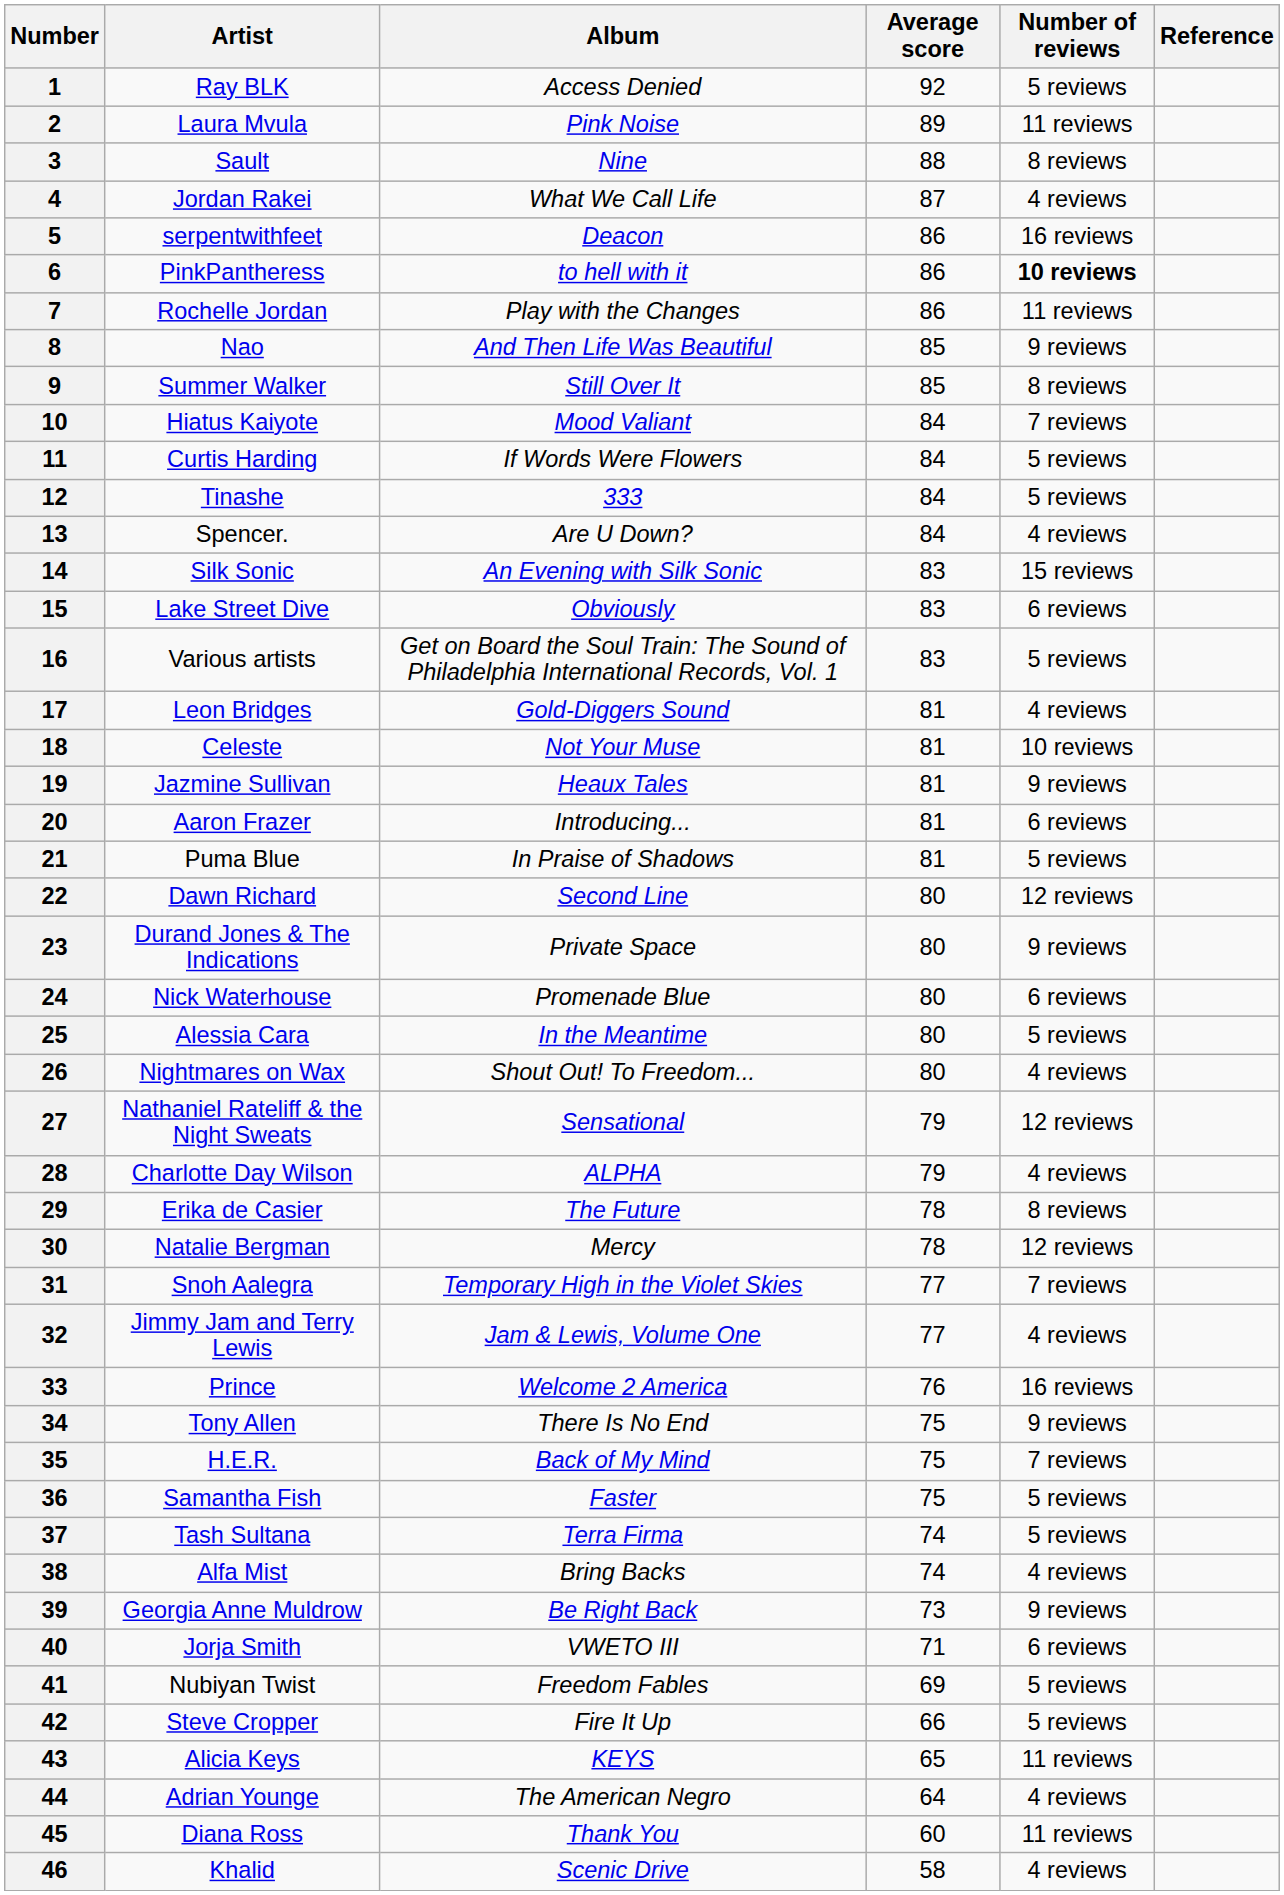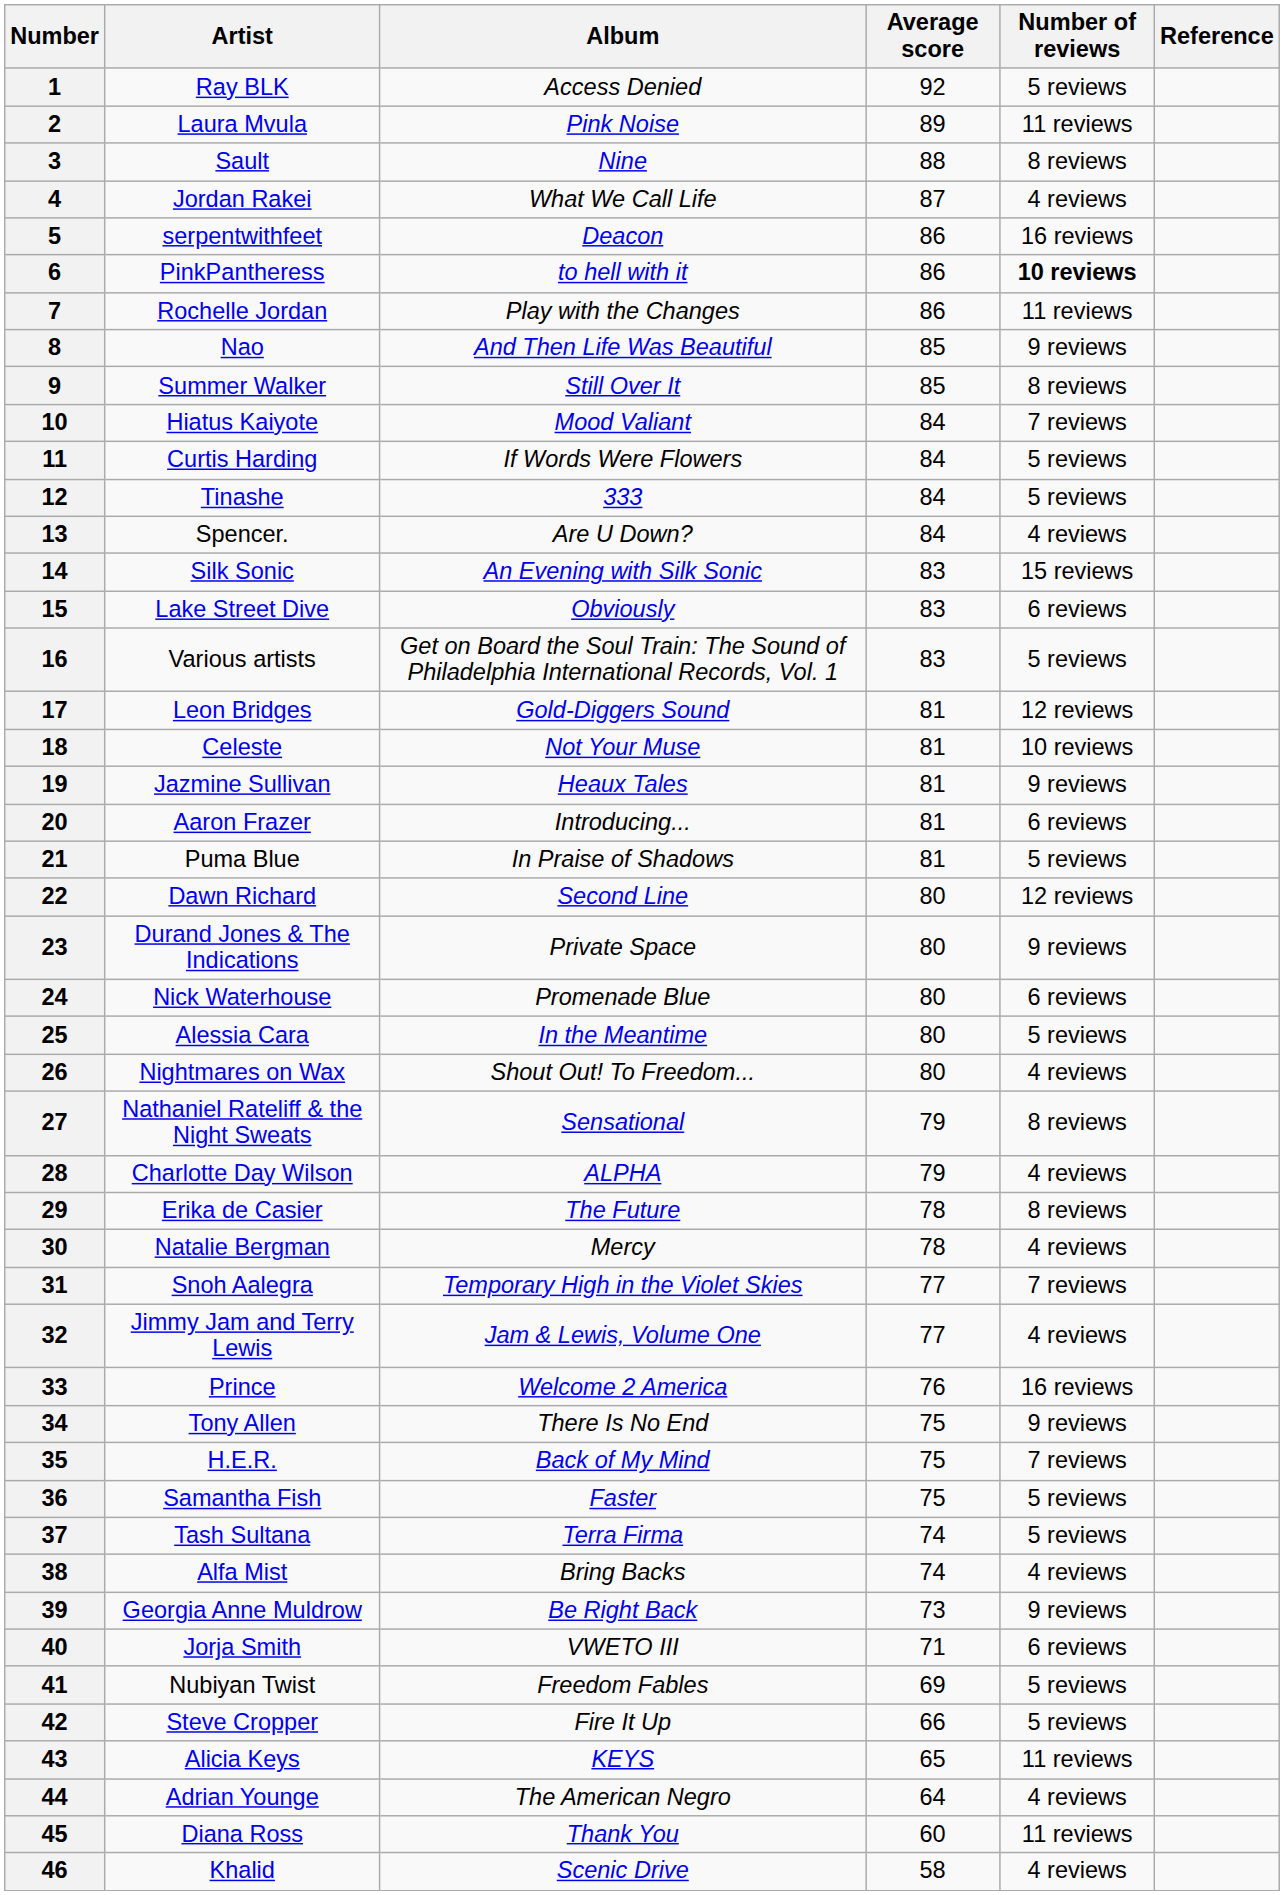(1077, 710) 4 reviews -> (1077, 710) 12 reviews
(1077, 1122) 12 reviews -> (1077, 1122) 8 reviews
(1077, 1248) 12 reviews -> (1077, 1248) 4 reviews
